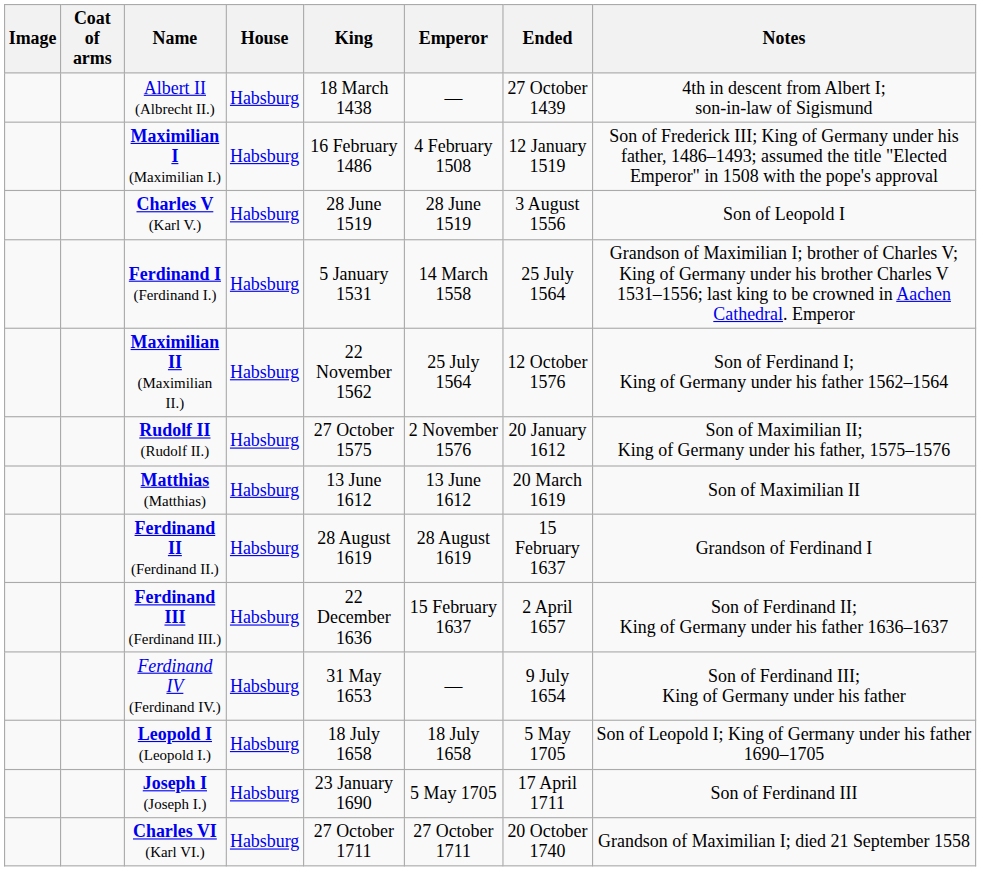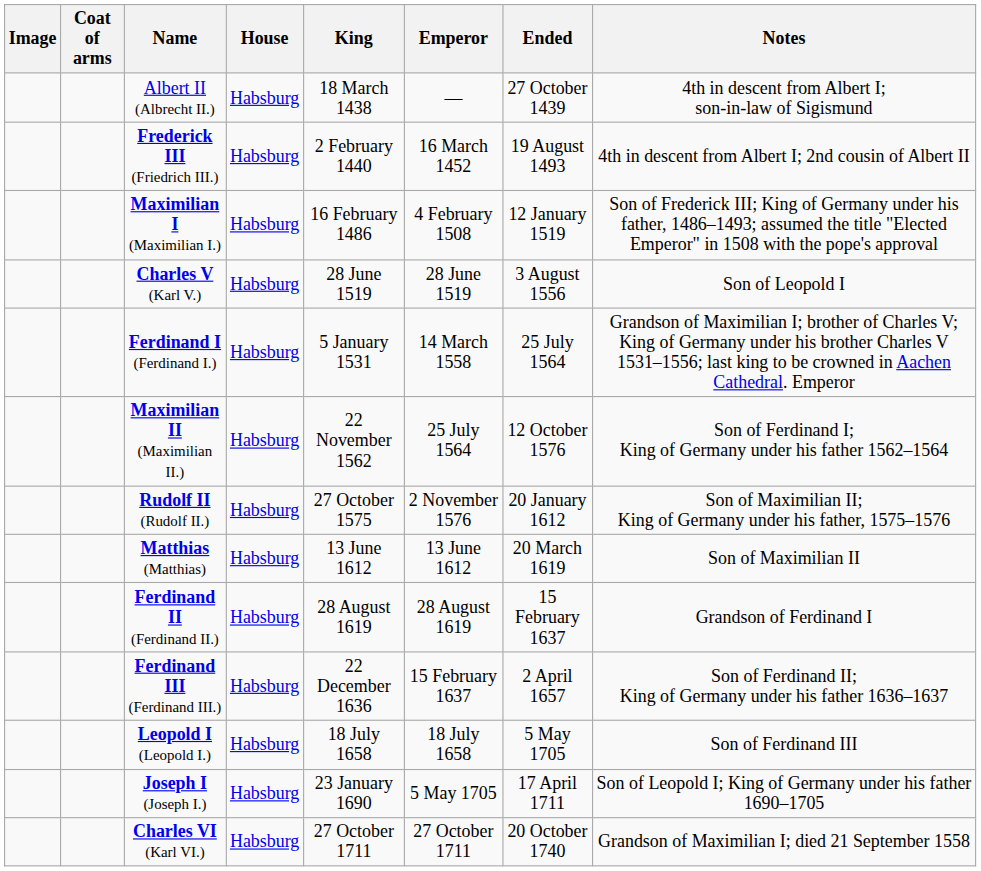+ row: (175, 156)
- row: (175, 685)
(784, 744) Son of Leopold I; King of Germany under his father 1690–1705 -> (784, 744) Son of Ferdinand III
(784, 793) Son of Ferdinand III -> (784, 793) Son of Leopold I; King of Germany under his father 1690–1705
